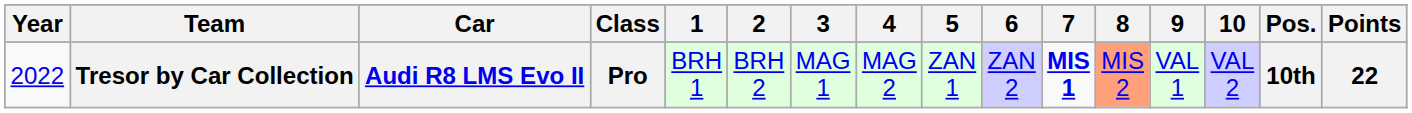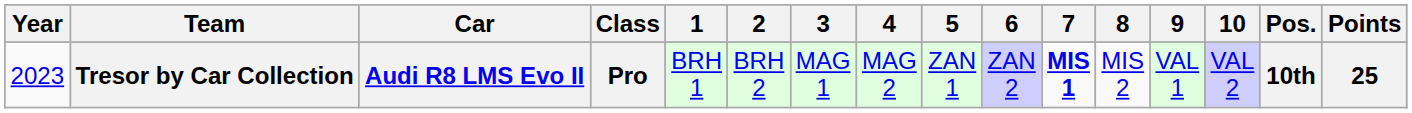(37, 75) 2022 -> (37, 75) 2023
(1123, 75) lightsalmon background -> (1123, 75) no background
(1365, 75) 22 -> (1365, 75) 25
